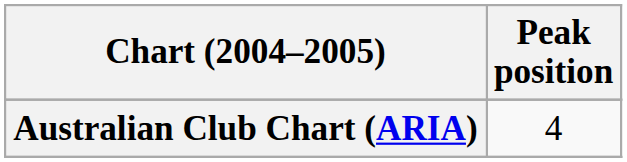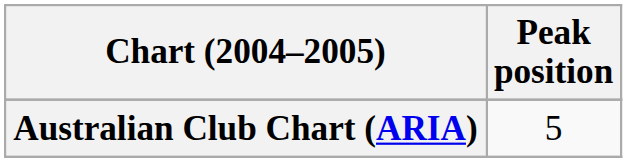(554, 127) 4 -> (554, 127) 5
